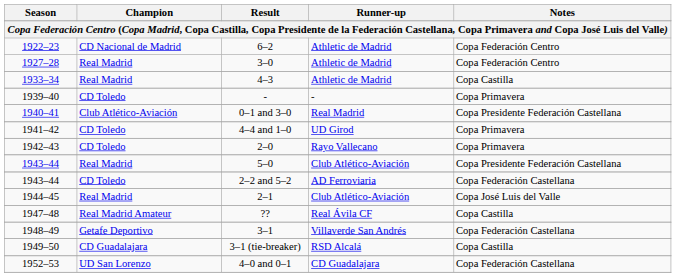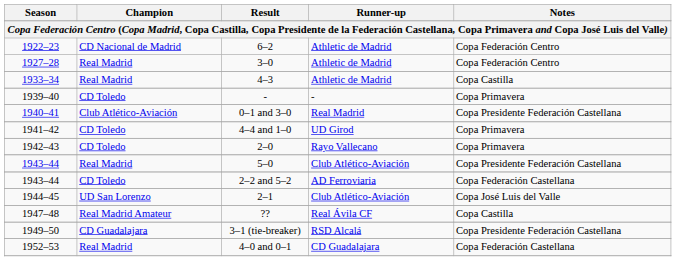(106, 197) Real Madrid -> (115, 197) UD San Lorenzo
- row: (265, 230)
(485, 247) Copa Castilla -> (539, 230) Copa Presidente Federación Castellana
(115, 264) UD San Lorenzo -> (106, 247) Real Madrid
